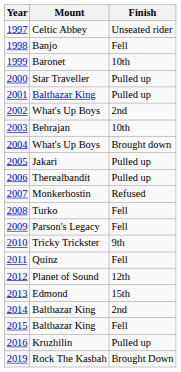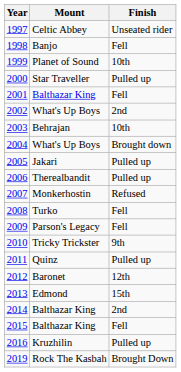(49, 62) Baronet -> (66, 62) Planet of Sound
(131, 95) Pulled up -> (120, 95) Fell
(120, 260) Fell -> (131, 260) Pulled up
(66, 276) Planet of Sound -> (49, 276) Baronet
